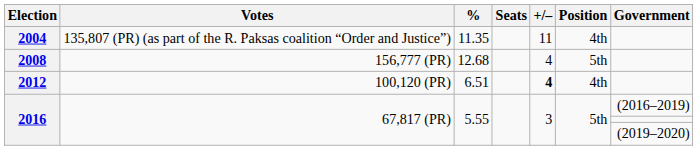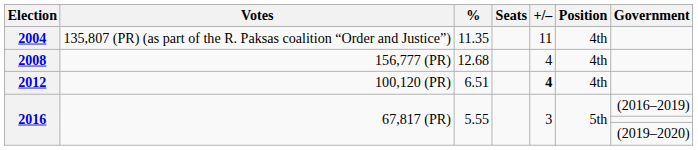(598, 60) 5th -> (598, 60) 4th
